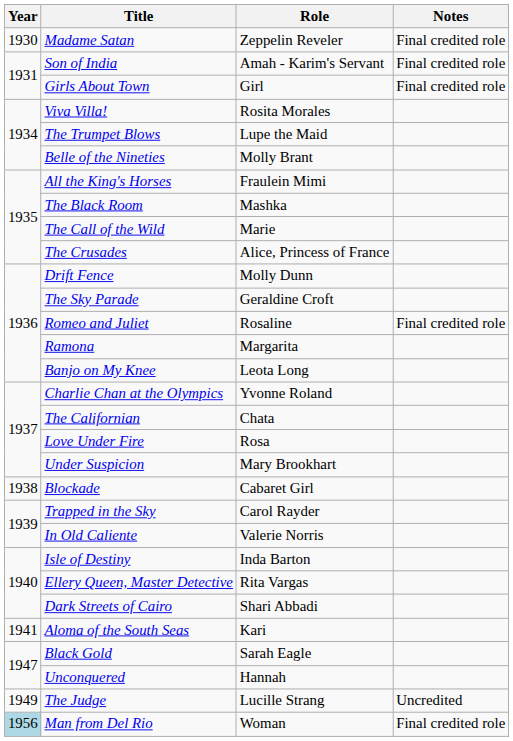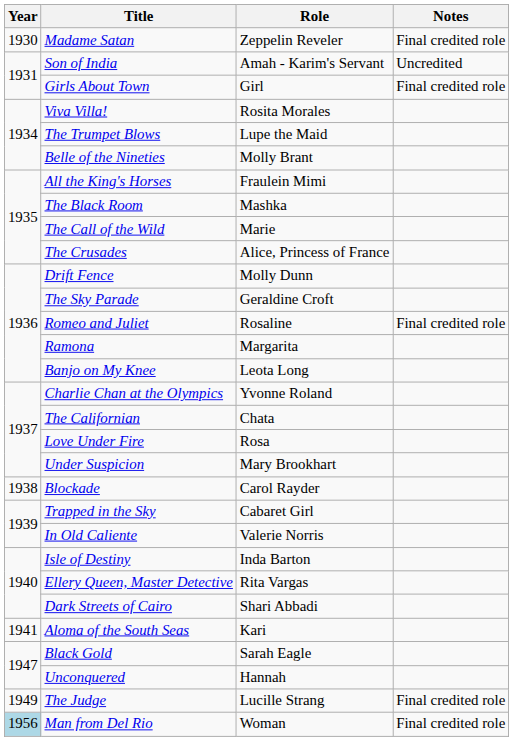(451, 63) Final credited role -> (429, 63) Uncredited
(277, 488) Cabaret Girl -> (280, 488) Carol Rayder
(280, 511) Carol Rayder -> (277, 511) Cabaret Girl
(429, 700) Uncredited -> (451, 700) Final credited role
